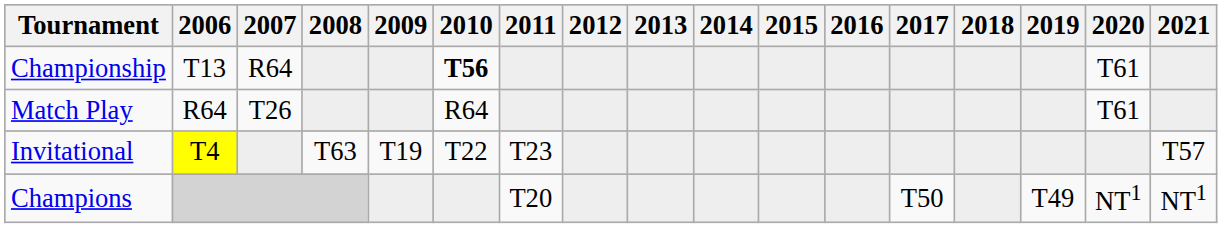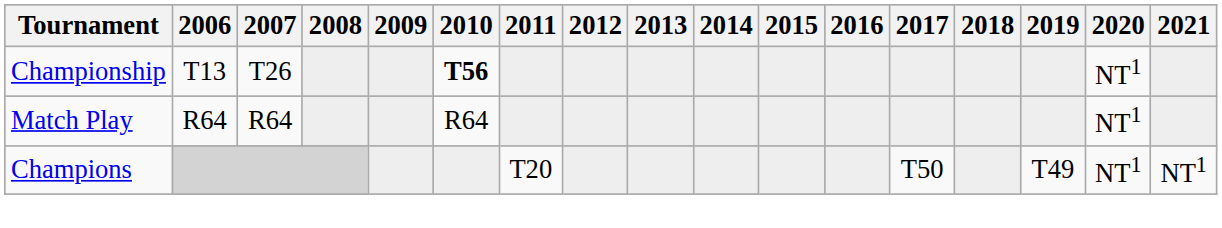(270, 67) R64 -> (270, 71) T26
(1118, 67) T61 -> (1118, 71) NT1
(270, 109) T26 -> (270, 120) R64
(1118, 109) T61 -> (1118, 120) NT1
- row: (72, 151)
